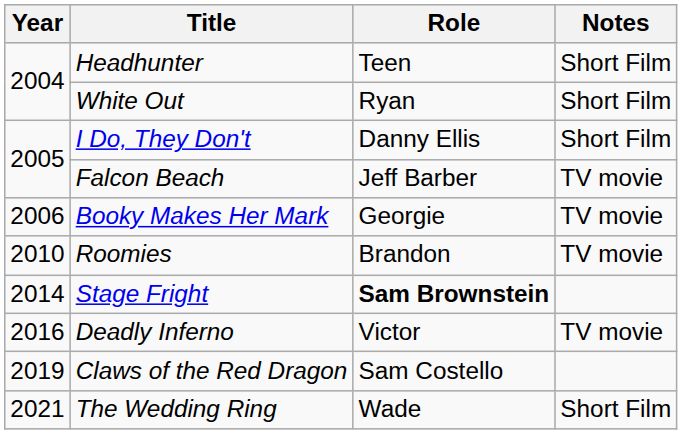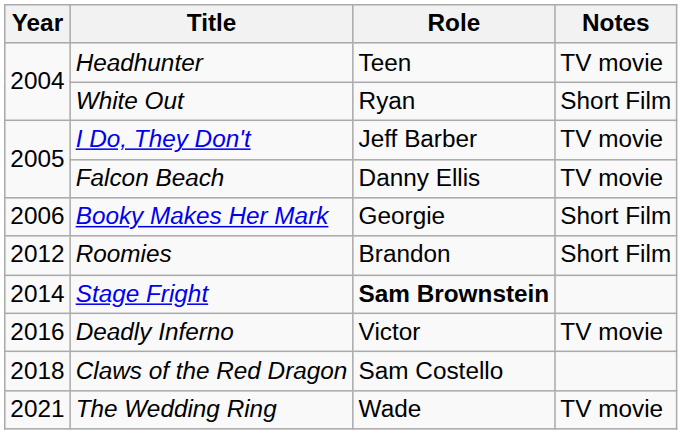(616, 62) Short Film -> (612, 62) TV movie
(419, 139) Danny Ellis -> (418, 139) Jeff Barber
(616, 139) Short Film -> (612, 139) TV movie
(418, 178) Jeff Barber -> (419, 178) Danny Ellis
(612, 216) TV movie -> (616, 216) Short Film
(37, 255) 2010 -> (37, 255) 2012
(612, 255) TV movie -> (616, 255) Short Film
(37, 370) 2019 -> (37, 370) 2018
(616, 409) Short Film -> (612, 409) TV movie
